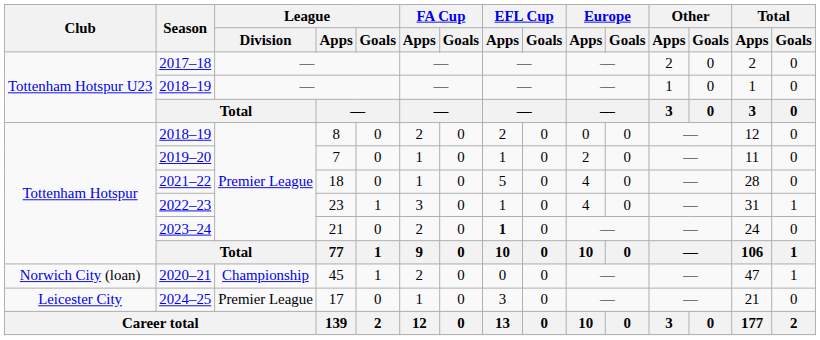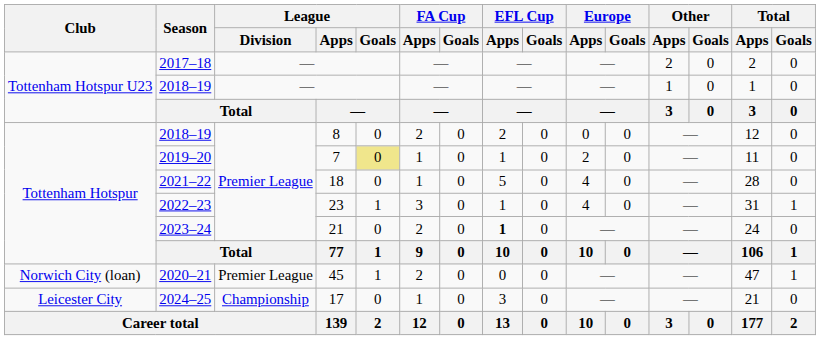(378, 157) no background -> (378, 157) khaki background
(265, 275) Championship -> (265, 275) Premier League
(265, 299) Premier League -> (265, 299) Championship
